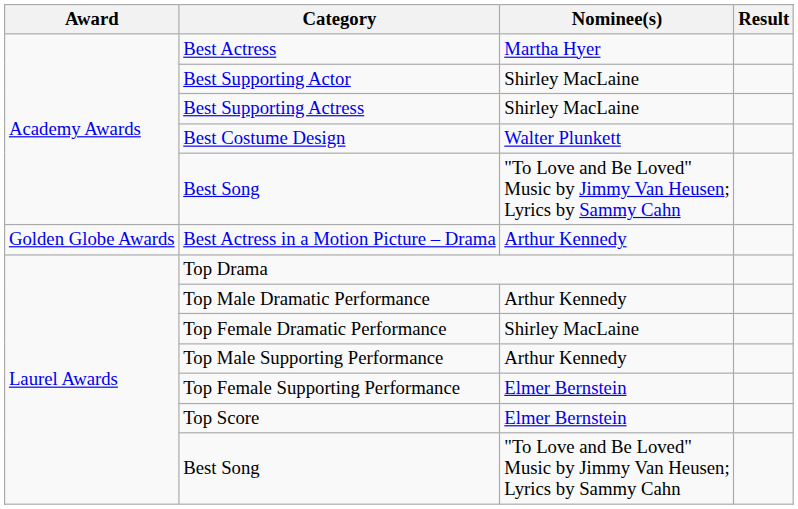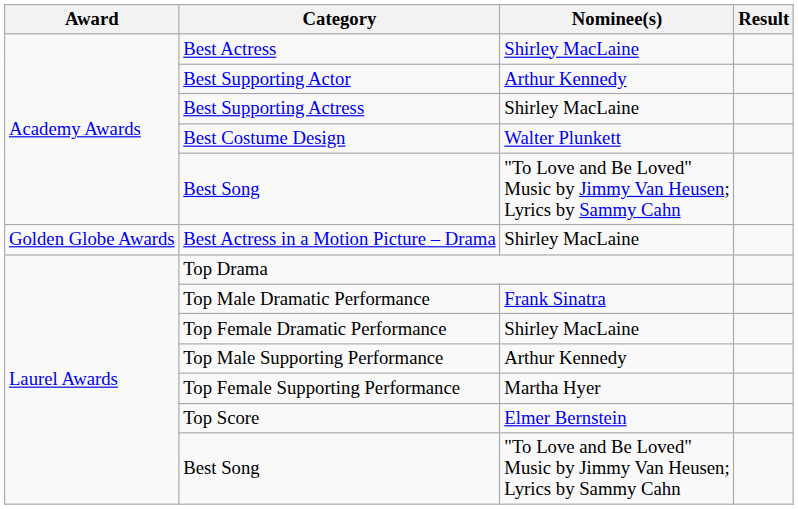(552, 49) Martha Hyer -> (572, 49) Shirley MacLaine
(572, 78) Shirley MacLaine -> (565, 78) Arthur Kennedy
(565, 239) Arthur Kennedy -> (572, 239) Shirley MacLaine
(565, 298) Arthur Kennedy -> (555, 298) Frank Sinatra
(565, 388) Elmer Bernstein -> (552, 388) Martha Hyer
